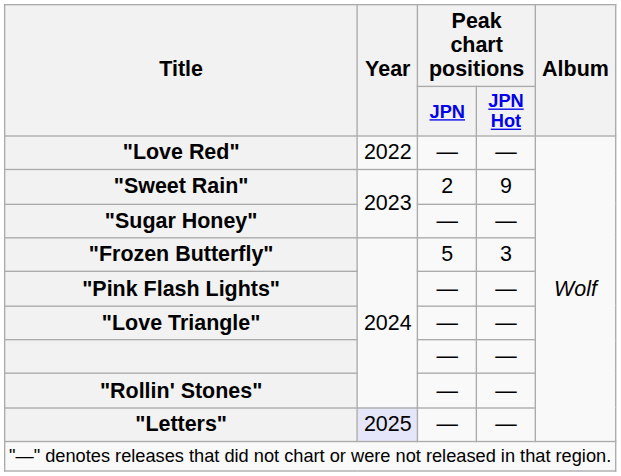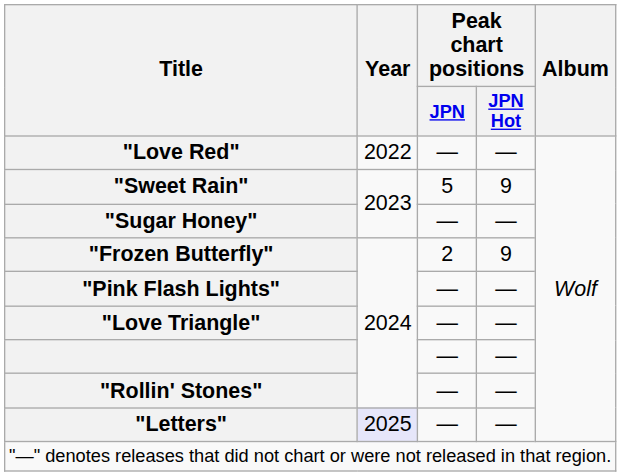(447, 186) 2 -> (447, 186) 5
(447, 254) 5 -> (447, 254) 2
(506, 254) 3 -> (506, 254) 9
